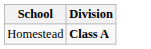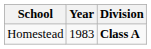+ column: (82, 14)
